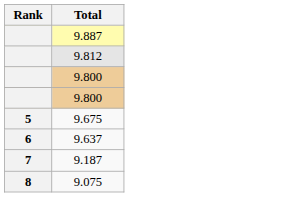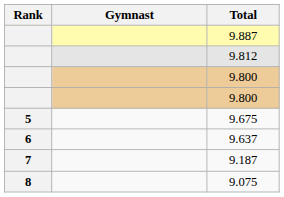+ column: (129, 15)
